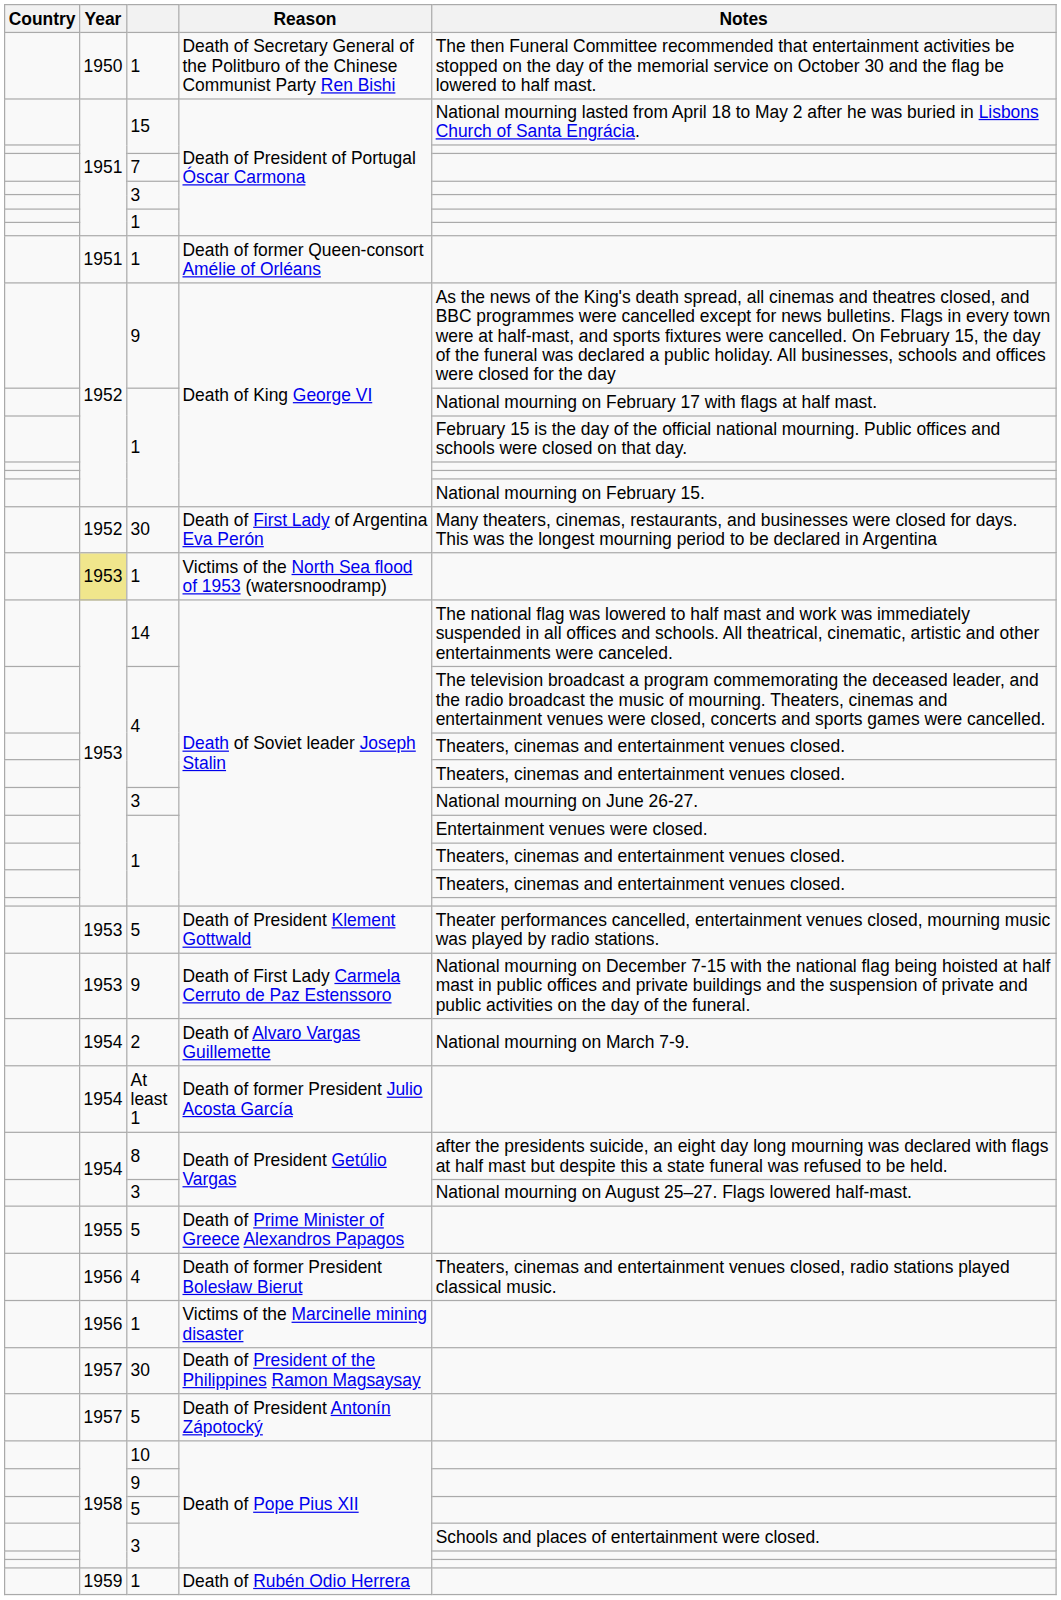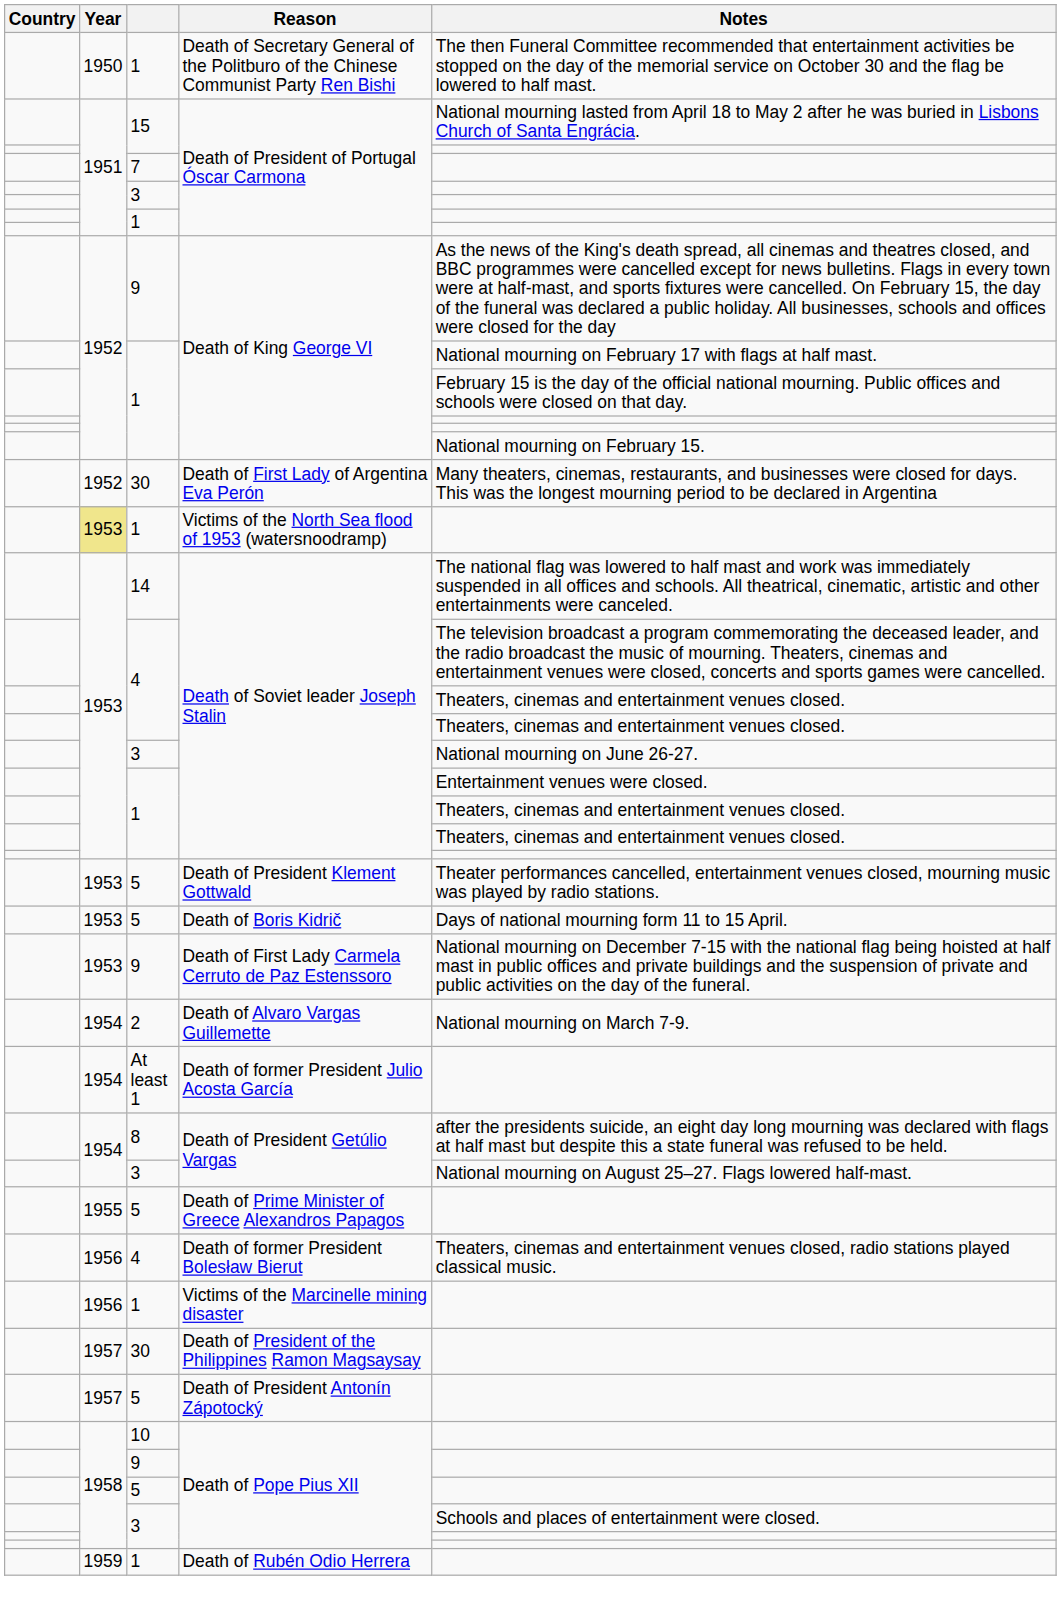- row: (135, 260)
+ row: (135, 920)
